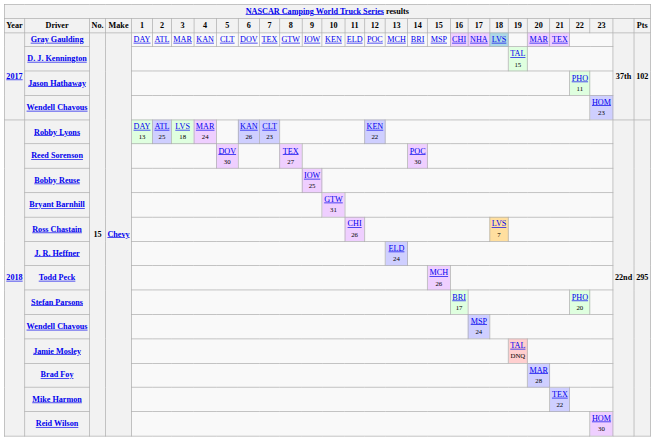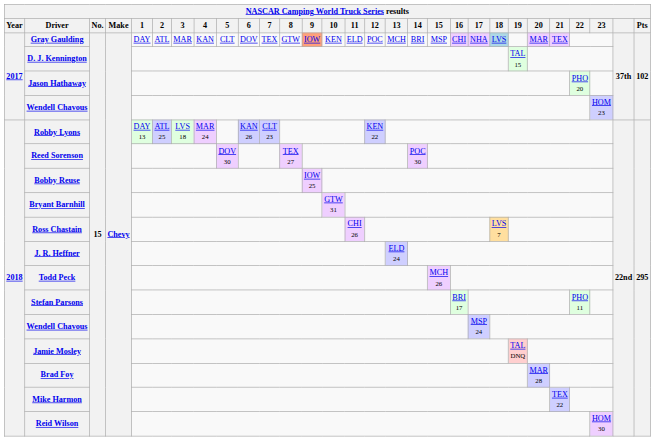(312, 39) no background -> (312, 39) lightsalmon background
(580, 83) PHO 11 -> (580, 83) PHO 20
(580, 302) PHO 20 -> (580, 302) PHO 11
